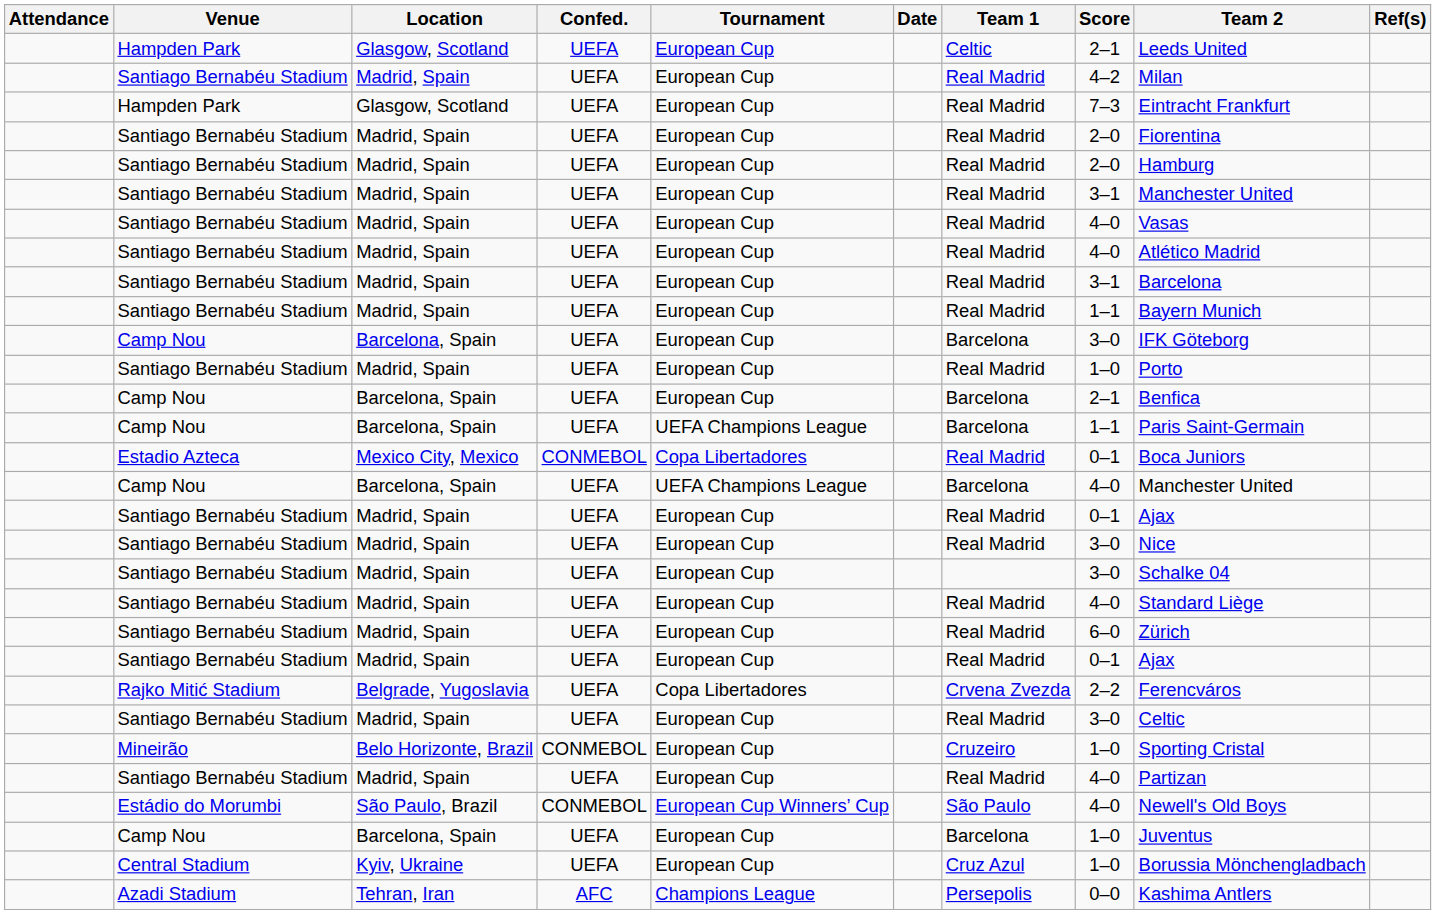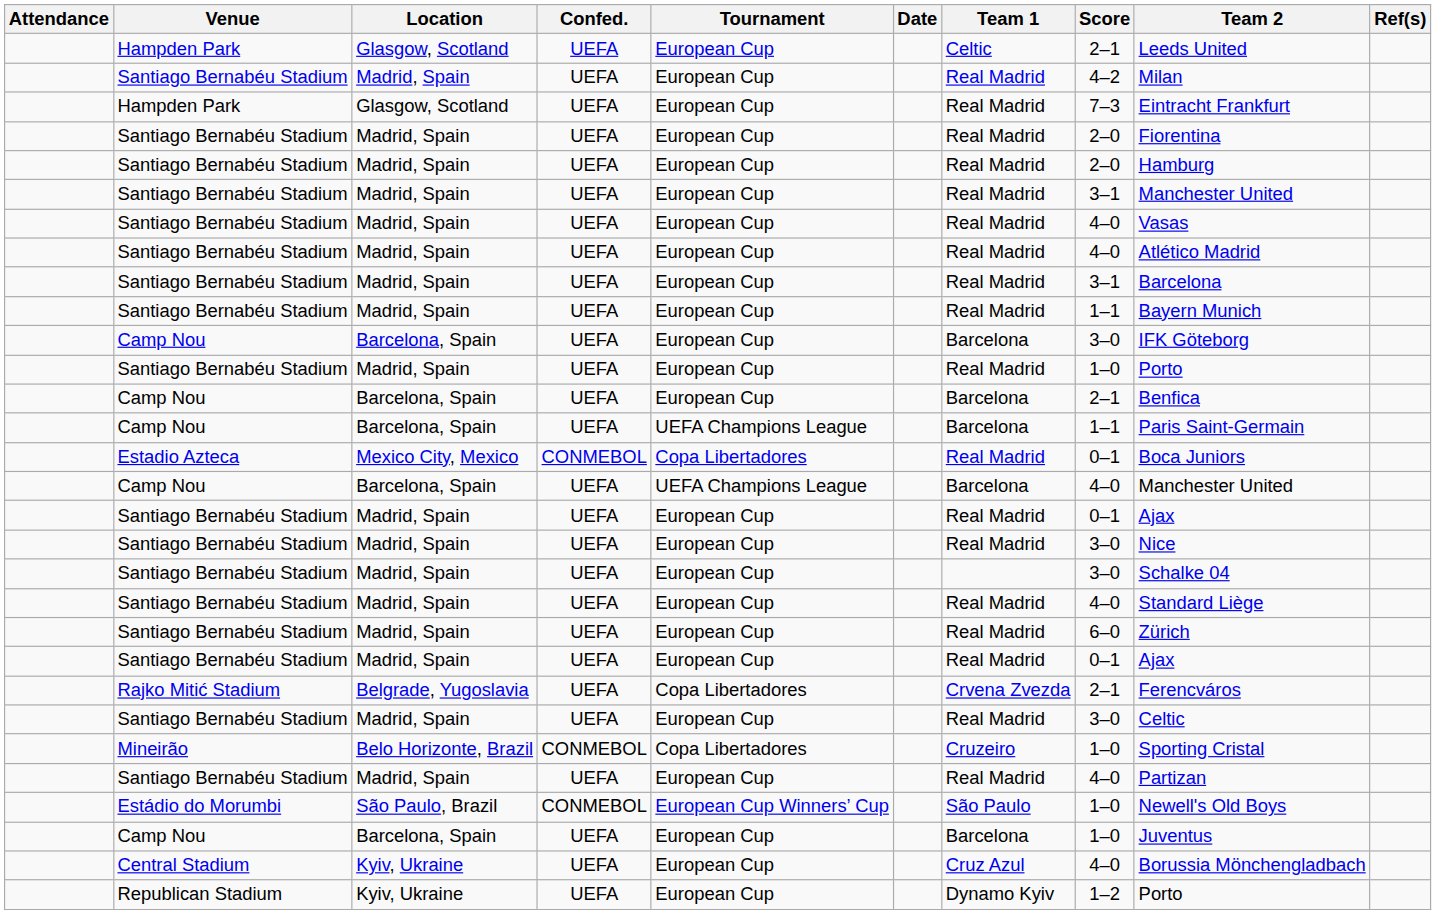(1105, 690) 2–2 -> (1105, 690) 2–1
(715, 748) European Cup -> (731, 748) Copa Libertadores
(1105, 806) 4–0 -> (1105, 806) 1–0
(1105, 865) 1–0 -> (1105, 865) 4–0
+ row: (200, 894)
- row: (177, 894)
